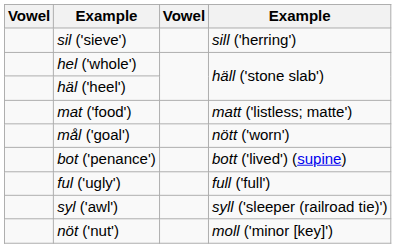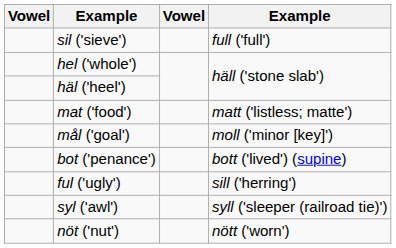(254, 40) sill ('herring') -> (241, 40) full ('full')
(251, 135) nött ('worn') -> (273, 135) moll ('minor [key]')
(241, 183) full ('full') -> (254, 183) sill ('herring')
(273, 231) moll ('minor [key]') -> (251, 231) nött ('worn')
